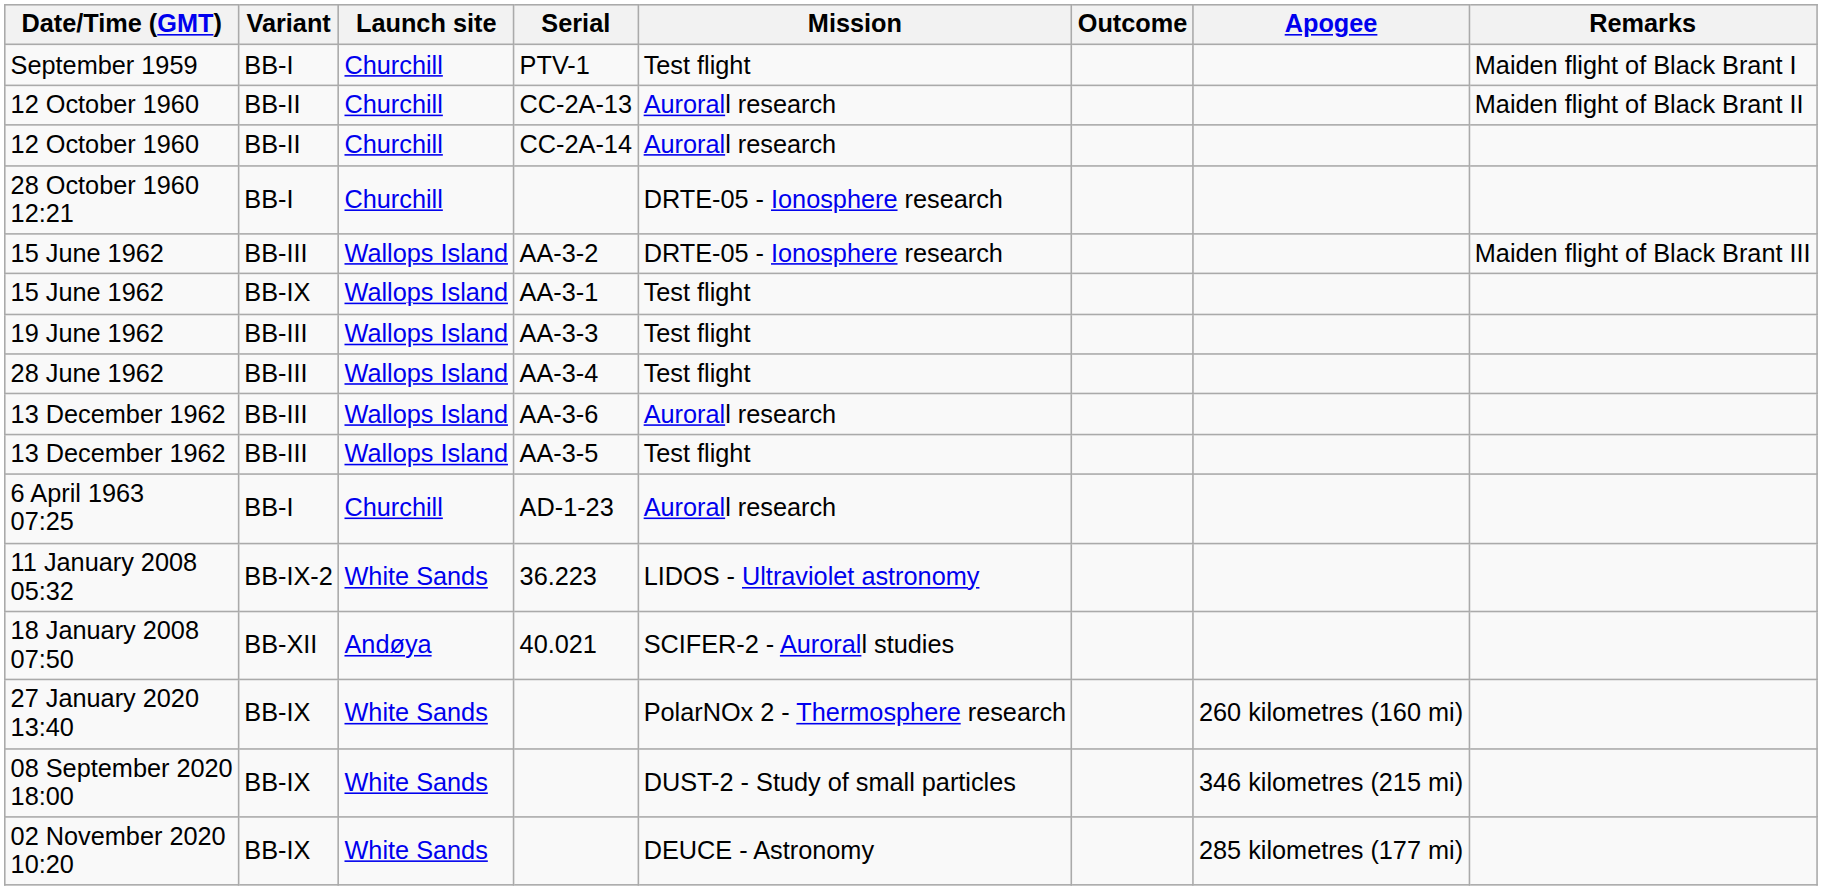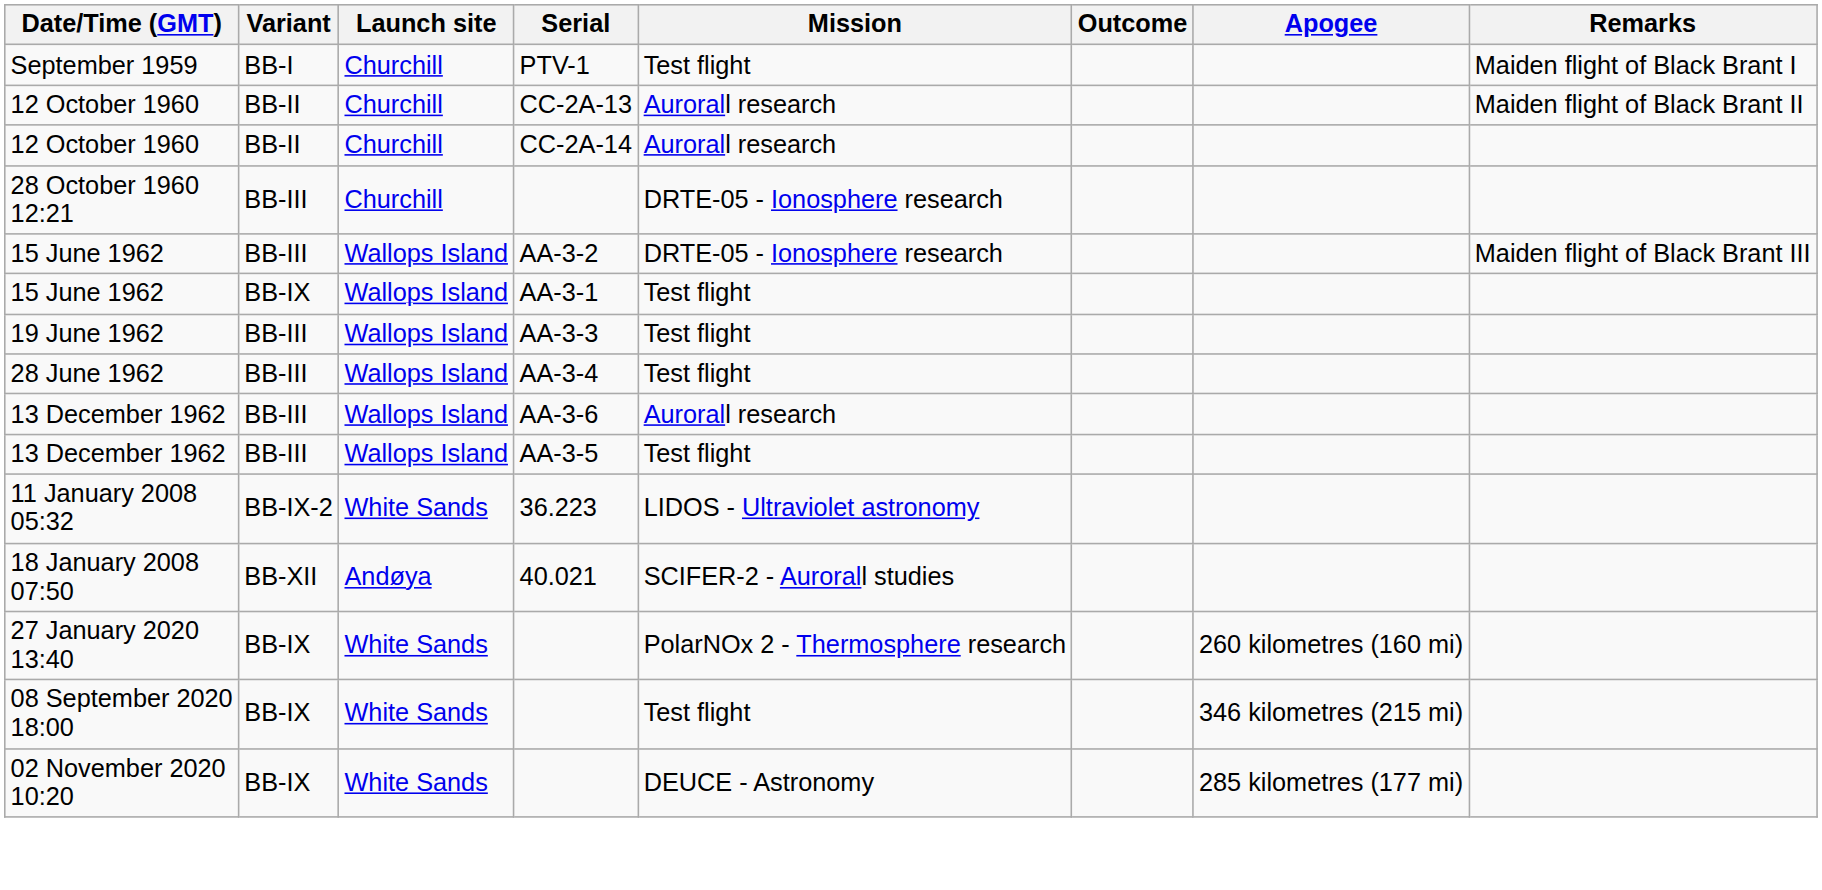(269, 199) BB-I -> (276, 199) BB-III
- row: (77, 508)
(830, 782) DUST-2 - Study of small particles -> (697, 713) Test flight
